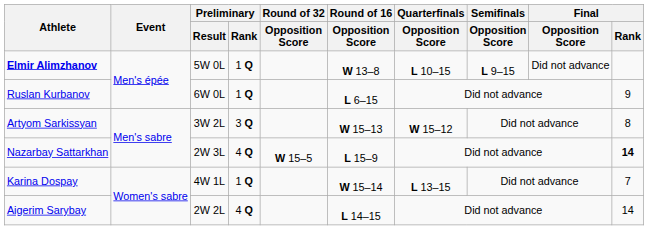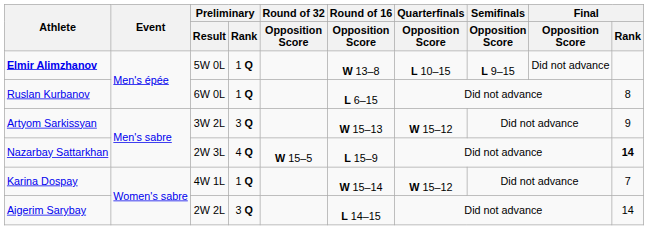(628, 94) 9 -> (628, 94) 8
(628, 124) 8 -> (628, 124) 9
(431, 188) L 13–15 -> (431, 188) W 15–12
(244, 211) 4 Q -> (244, 211) 3 Q
